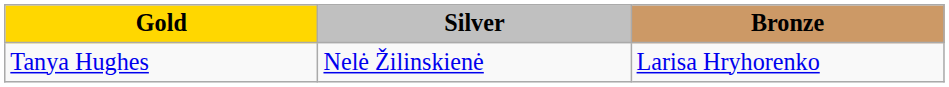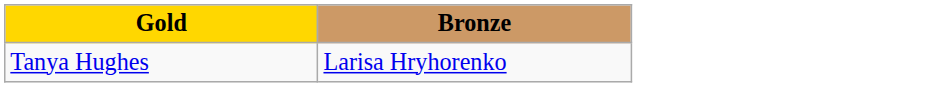- column: (474, 23)
